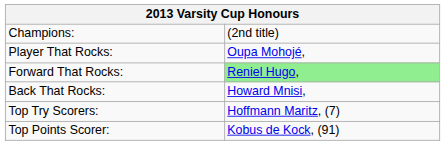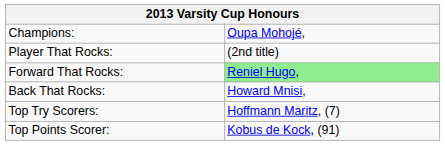(253, 33) (2nd title) -> (266, 33) Oupa Mohojé,
(266, 53) Oupa Mohojé, -> (253, 53) (2nd title)
